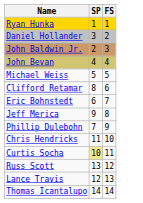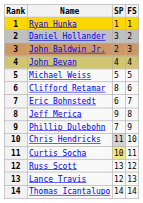+ column: (16, 11)
(96, 140) no background -> (119, 140) lightgrey background
